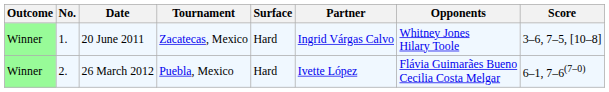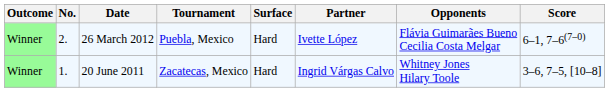rows swapped: (113, 39) <-> (118, 71)
